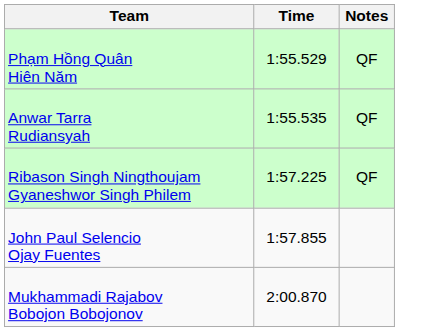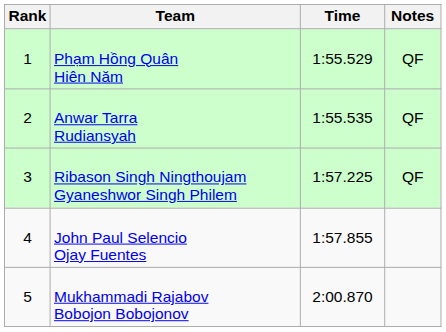+ column: (27, 16)
